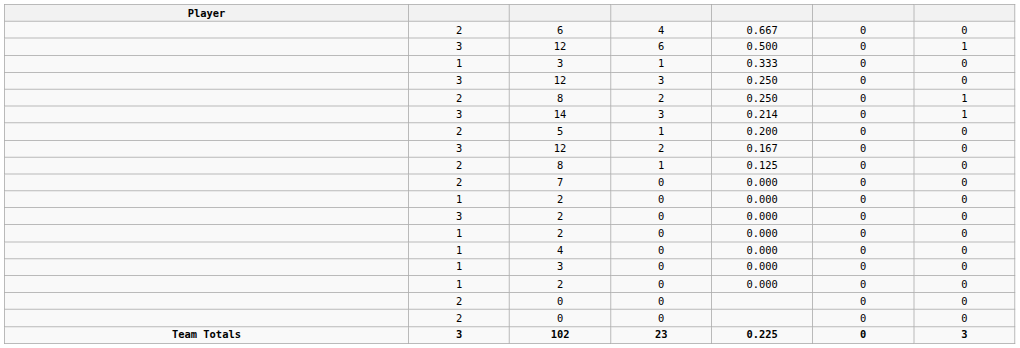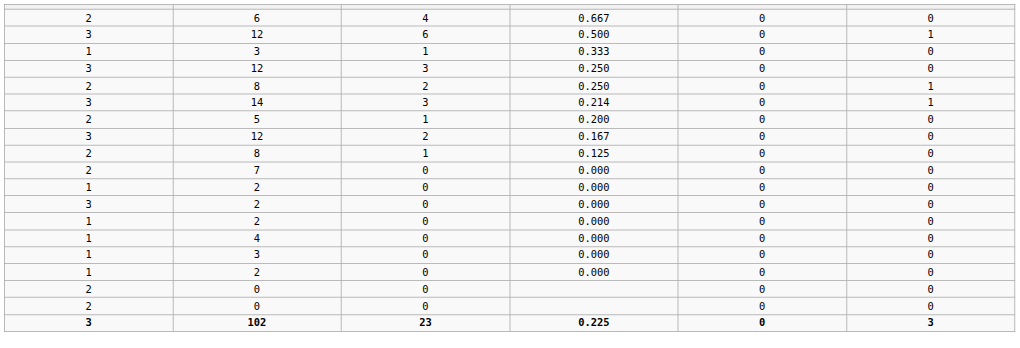- column: (206, 13)
